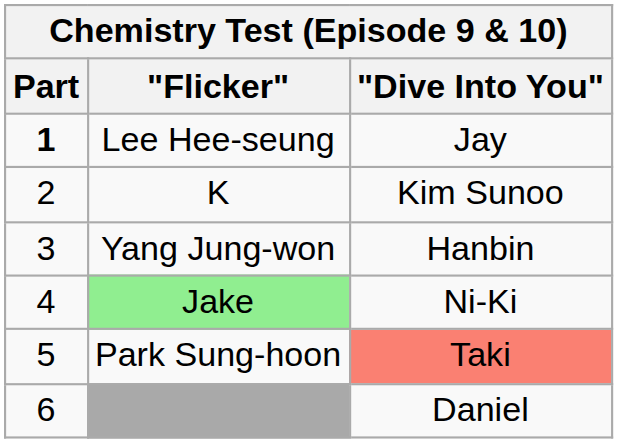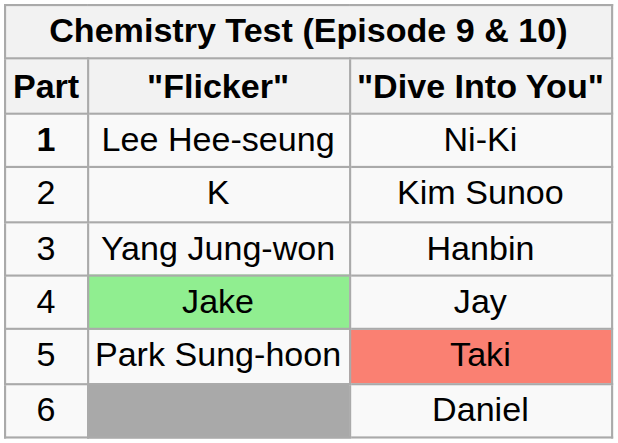(480, 139) Jay -> (480, 139) Ni-Ki
(480, 301) Ni-Ki -> (480, 301) Jay
